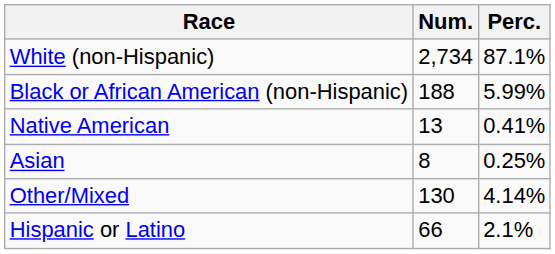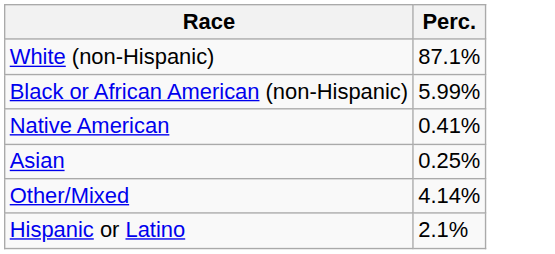- column: (446, 21)
